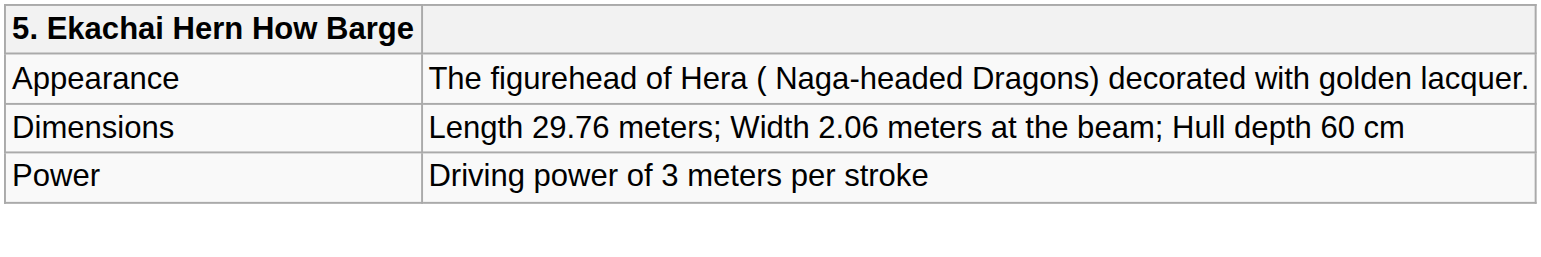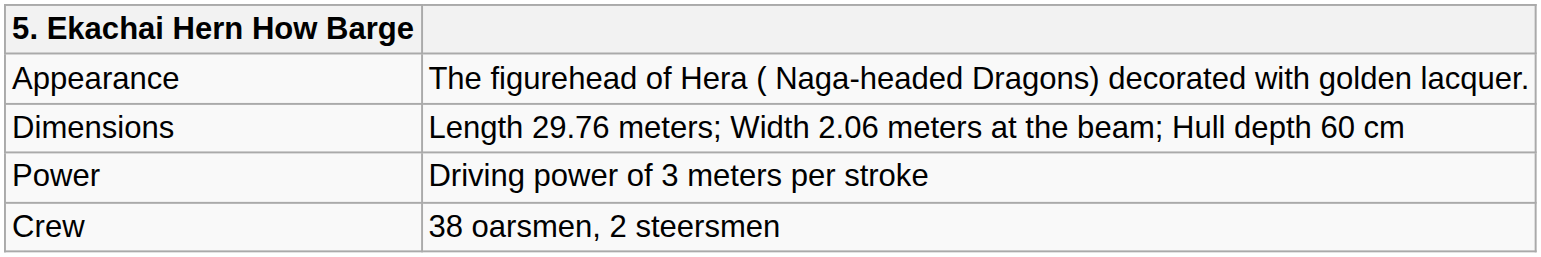+ row: (48, 226)
